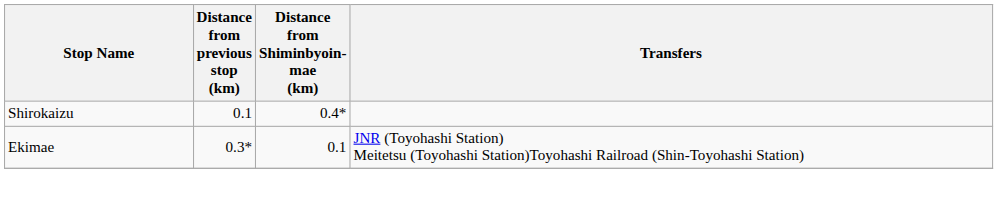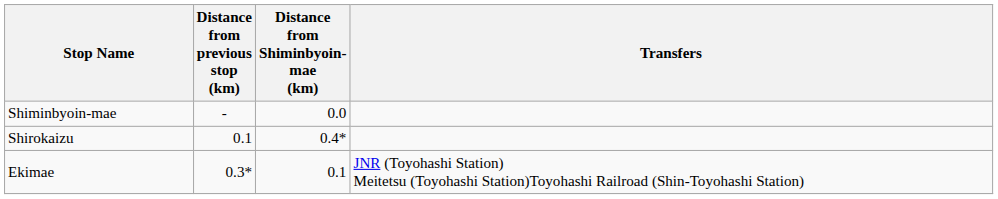+ row: (62, 113)
